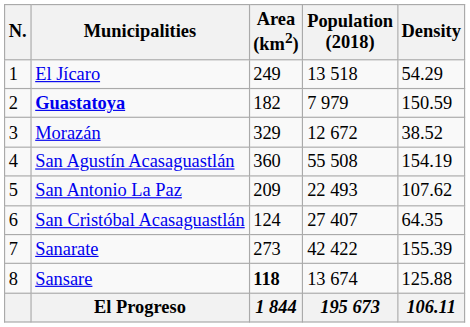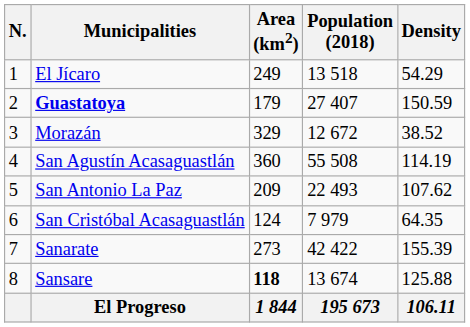(267, 103) 182 -> (267, 103) 179
(328, 103) 7 979 -> (332, 103) 27 407
(427, 161) 154.19 -> (426, 161) 114.19
(332, 219) 27 407 -> (328, 219) 7 979
